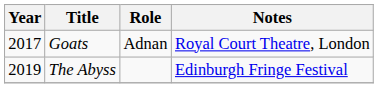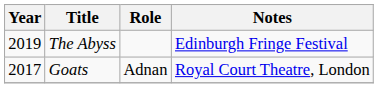rows swapped: (69, 43) <-> (82, 69)
